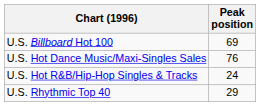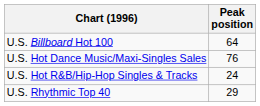(232, 42) 69 -> (232, 42) 64
